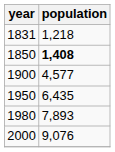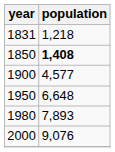(58, 95) 6,435 -> (58, 95) 6,648
